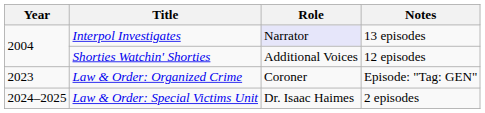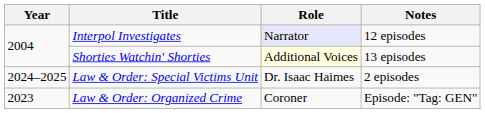(395, 35) 13 episodes -> (395, 35) 12 episodes
(311, 56) no background -> (311, 56) lightyellow background
(395, 56) 12 episodes -> (395, 56) 13 episodes
rows swapped: (157, 77) <-> (165, 98)
